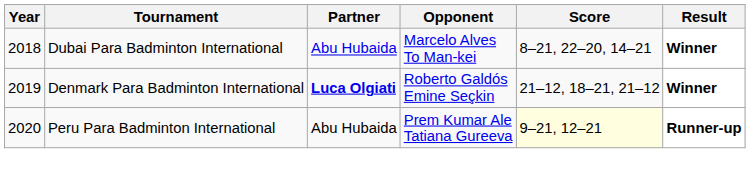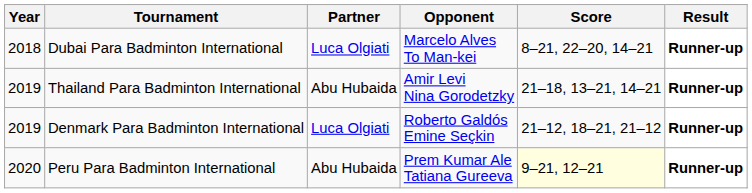(354, 48) Abu Hubaida -> (350, 48) Luca Olgiati
(692, 48) Winner -> (706, 48) Runner-up
+ row: (174, 88)
(354, 88) bold -> (350, 128) normal
(692, 88) Winner -> (706, 128) Runner-up
